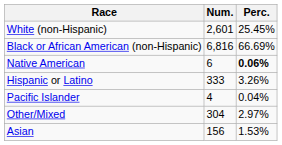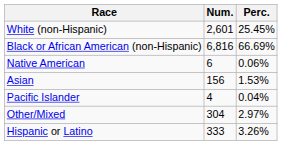(254, 64) bold -> (254, 64) normal
rows swapped: (20, 132) <-> (50, 81)
